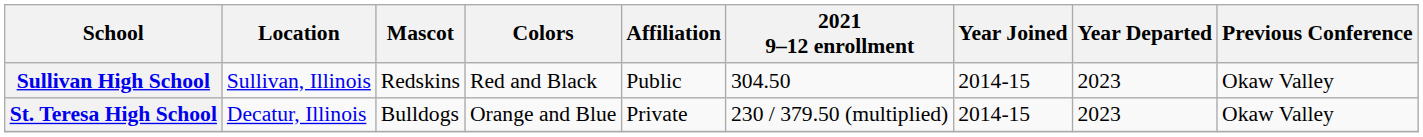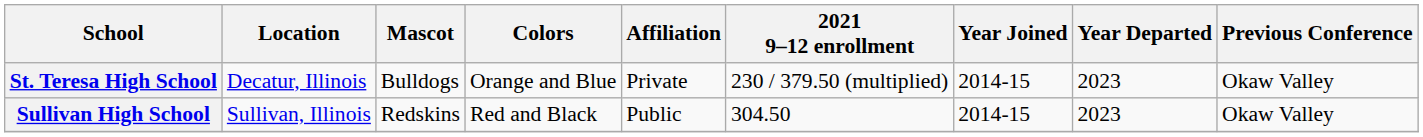rows swapped: (113, 114) <-> (113, 80)
